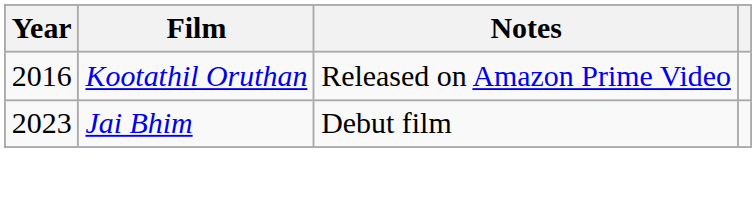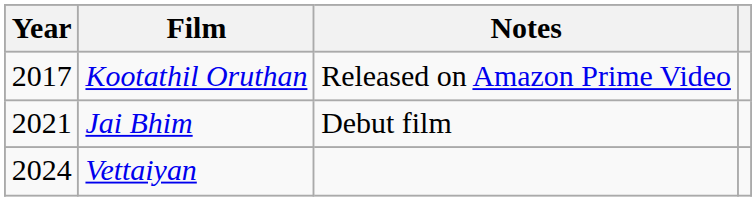(42, 75) 2016 -> (42, 75) 2017
(42, 123) 2023 -> (42, 123) 2021
+ row: (141, 170)
